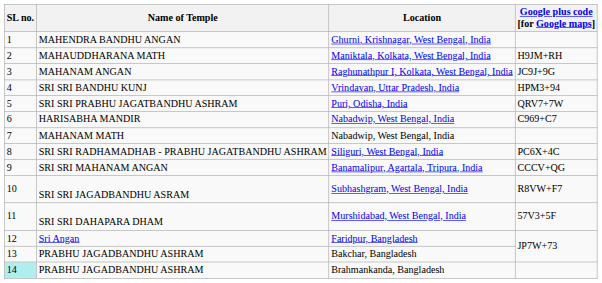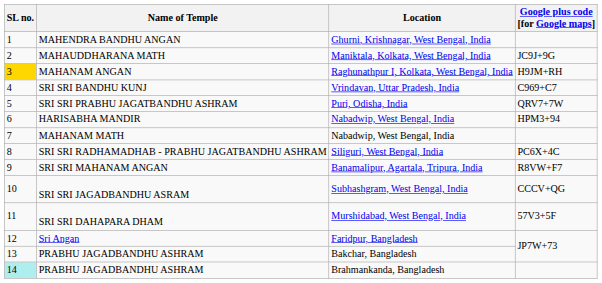(540, 55) H9JM+RH -> (536, 55) JC9J+9G
(9, 71) no background -> (9, 71) gold background
(536, 71) JC9J+9G -> (540, 71) H9JM+RH
(539, 87) HPM3+94 -> (537, 87) C969+C7
(537, 119) C969+C7 -> (539, 119) HPM3+94
(541, 167) CCCV+QG -> (540, 167) R8VW+F7
(540, 189) R8VW+F7 -> (541, 189) CCCV+QG
